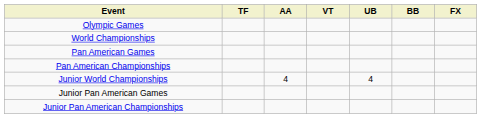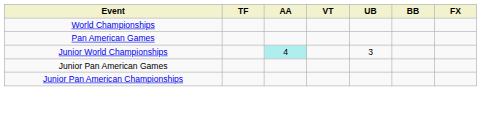- row: (113, 25)
- row: (113, 66)
(286, 79) no background -> (286, 52) paleturquoise background
(371, 79) 4 -> (371, 52) 3
